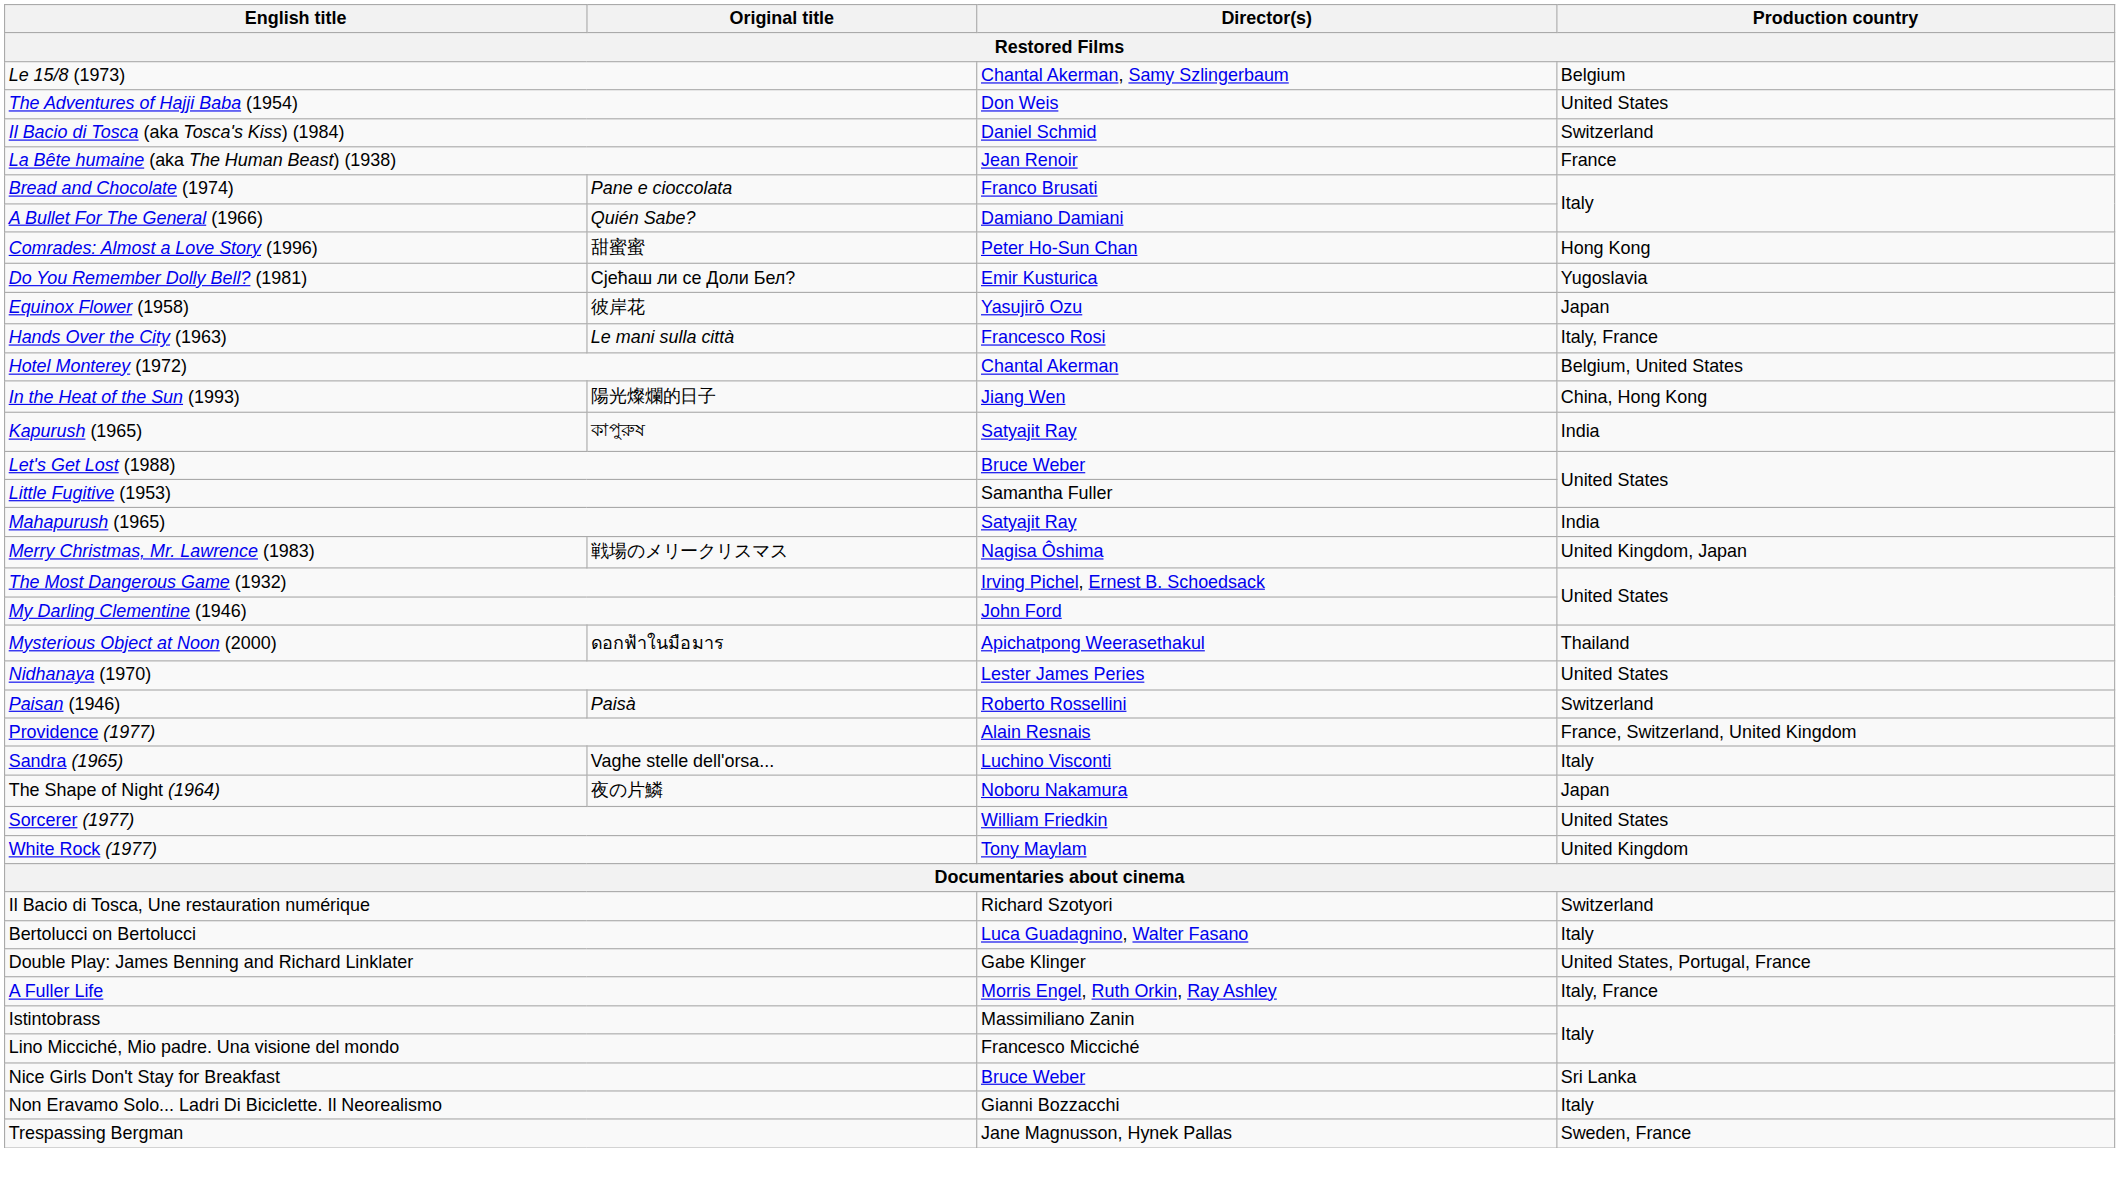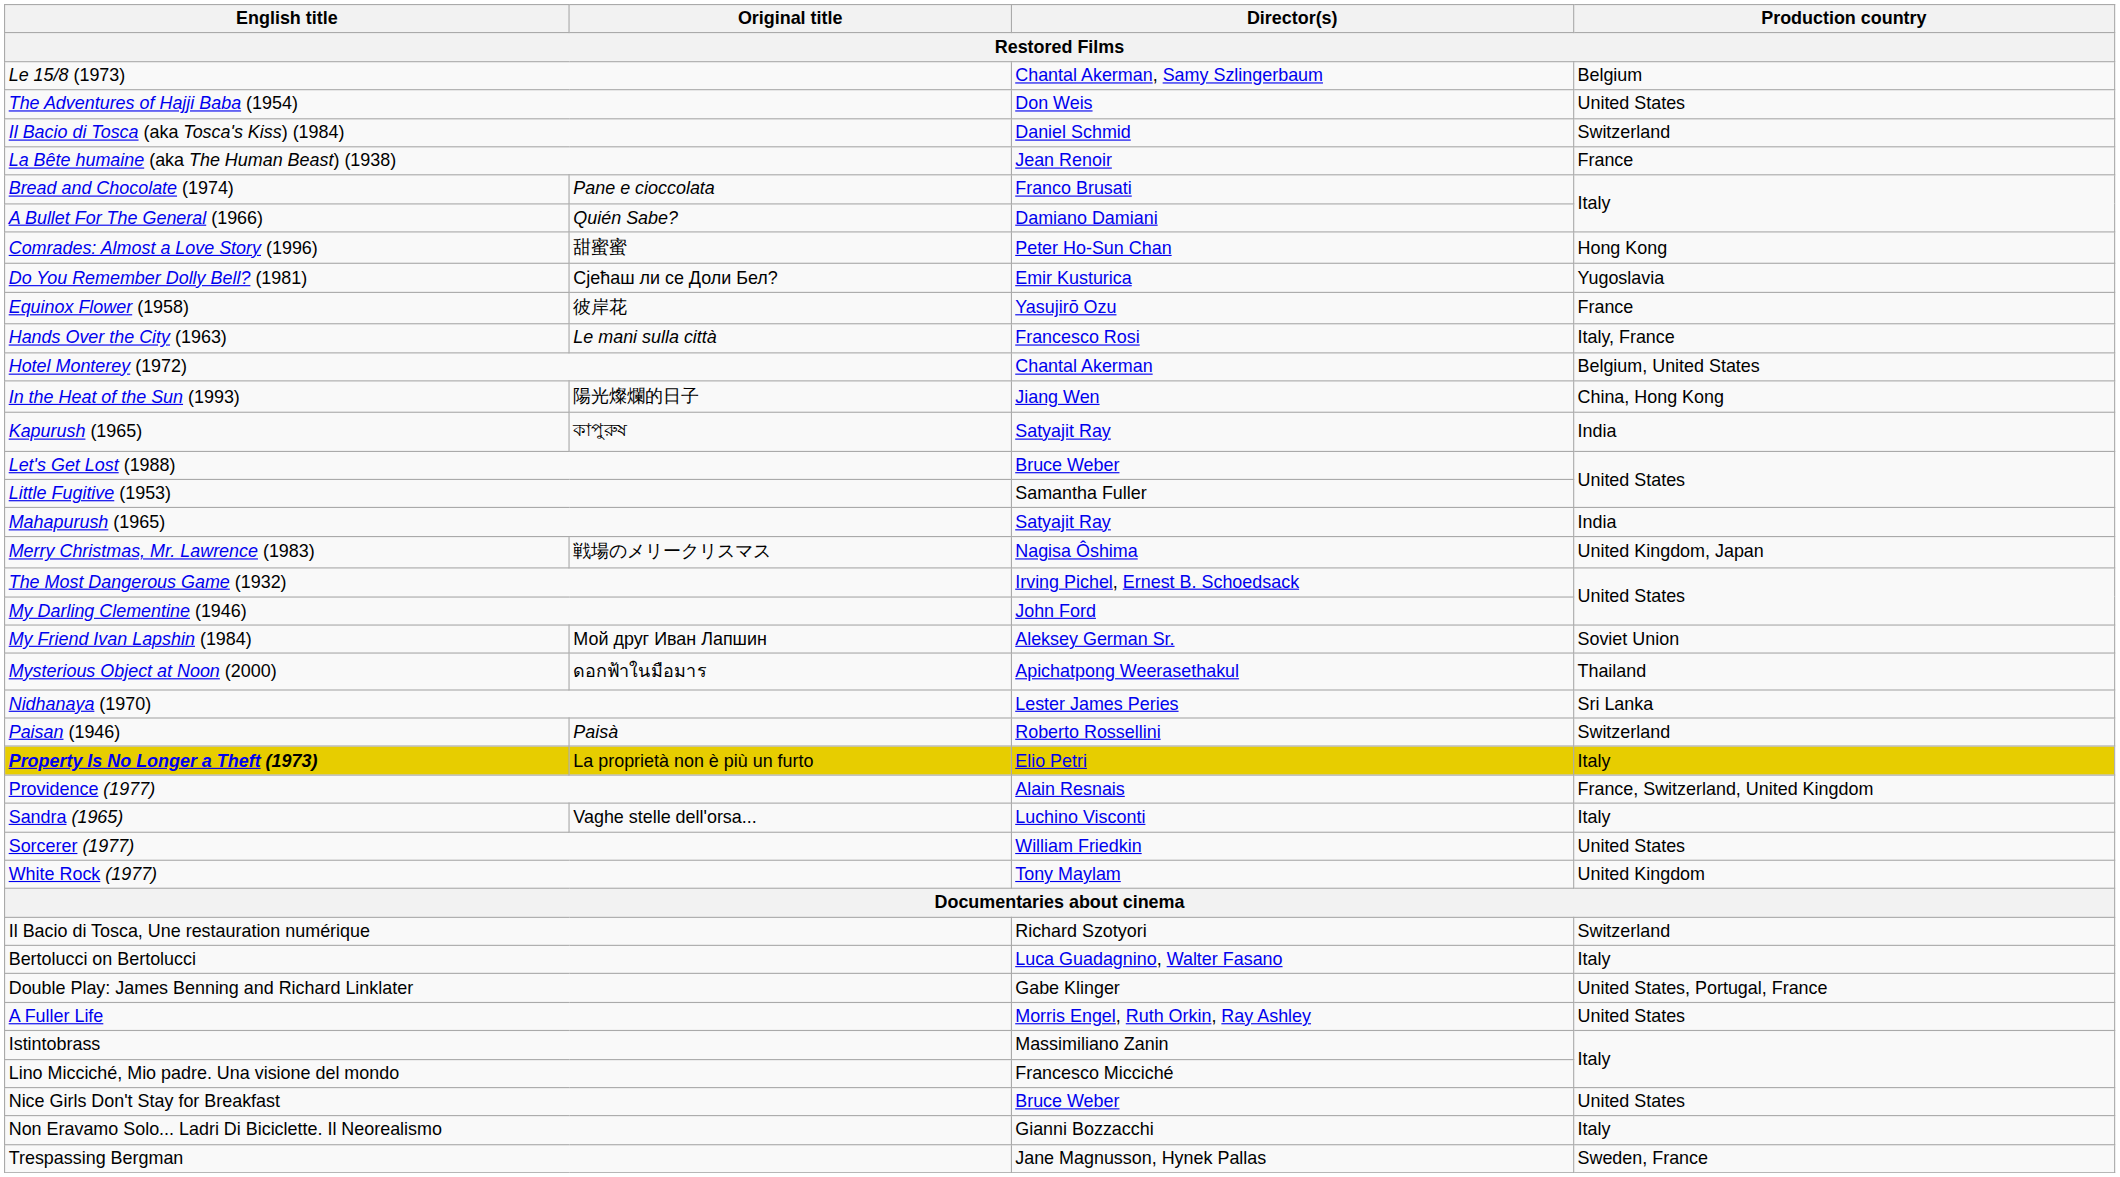(1585, 307) Japan -> (1605, 307) France
+ row: (130, 639)
(1615, 675) United States -> (1615, 703) Sri Lanka
+ row: (163, 760)
- row: (114, 790)
(1609, 991) Italy, France -> (1631, 1016) United States
(1599, 1076) Sri Lanka -> (1631, 1101) United States
